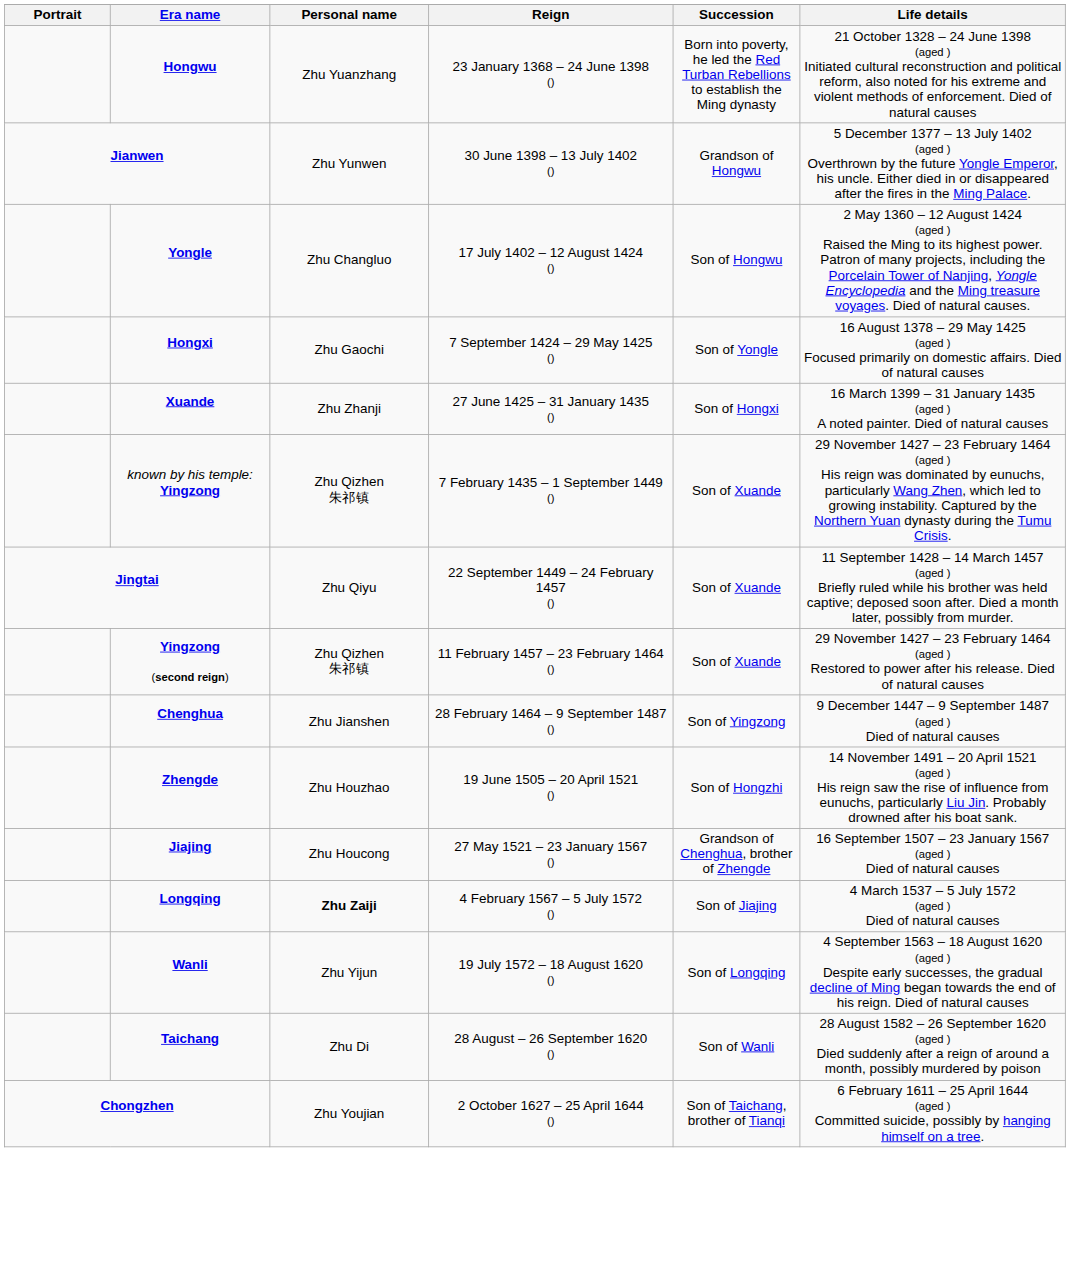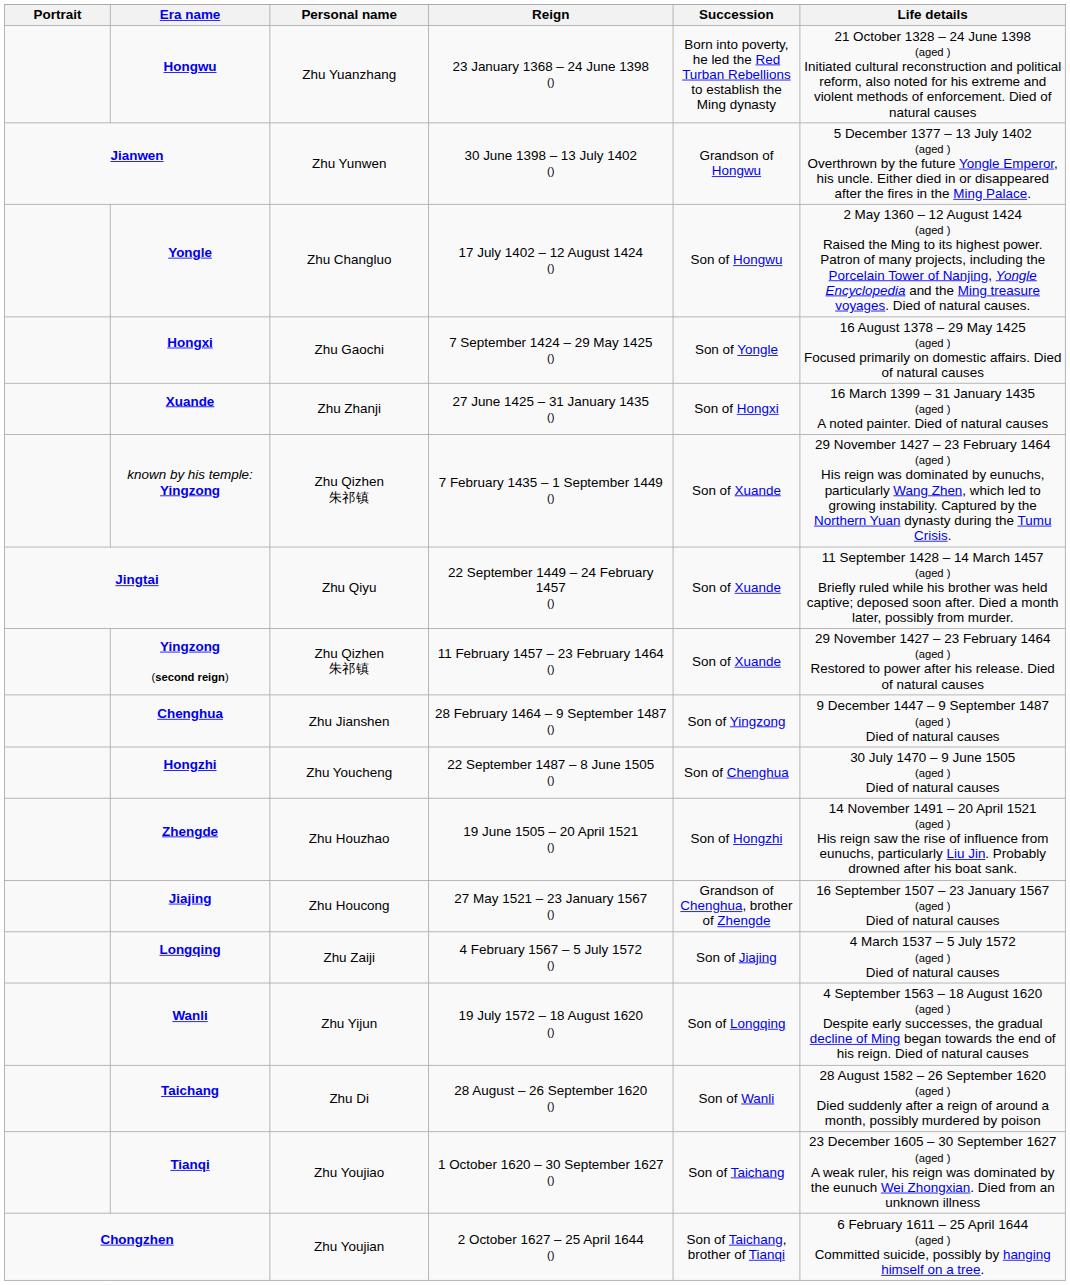+ row: (190, 765)
(349, 905) bold -> (349, 957) normal
+ row: (190, 1165)
